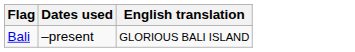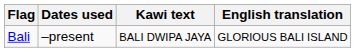+ column: (165, 15)
